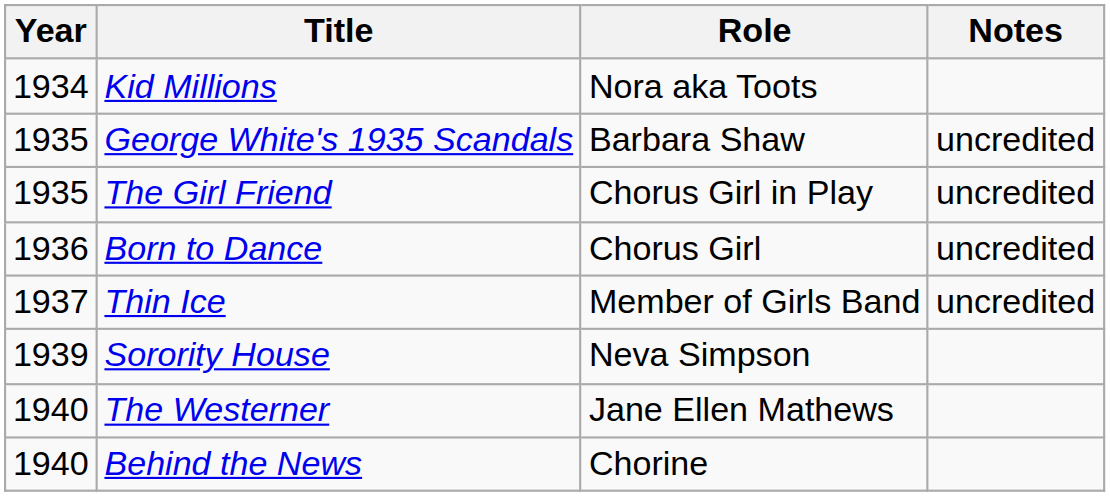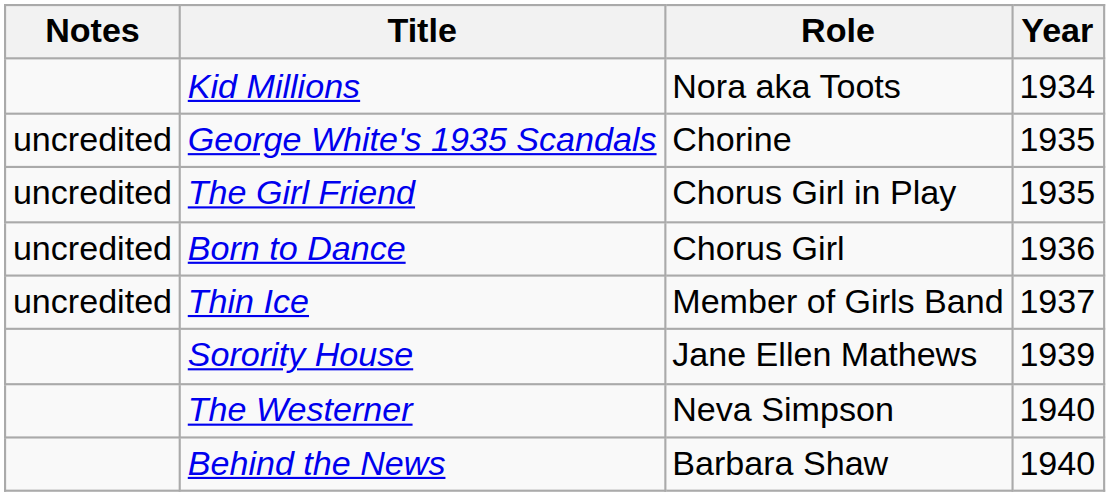columns swapped: (51, 31) <-> (1016, 31)
(697, 139) Barbara Shaw -> (732, 139) Chorine
(700, 355) Neva Simpson -> (825, 355) Jane Ellen Mathews
(741, 409) Jane Ellen Mathews -> (783, 409) Neva Simpson
(649, 463) Chorine -> (780, 463) Barbara Shaw
